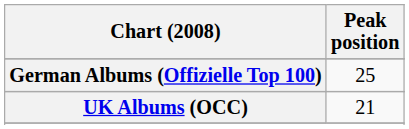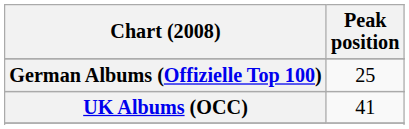(365, 107) 21 -> (365, 107) 41
